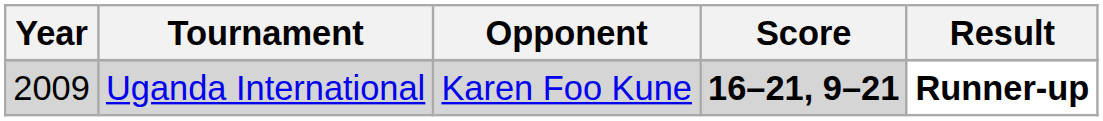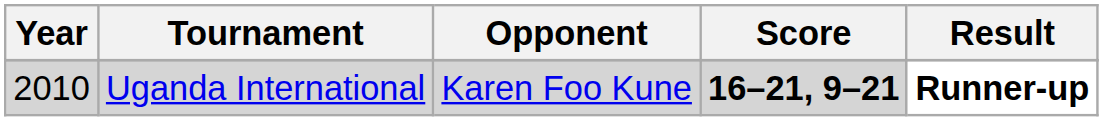(52, 87) 2009 -> (52, 87) 2010
